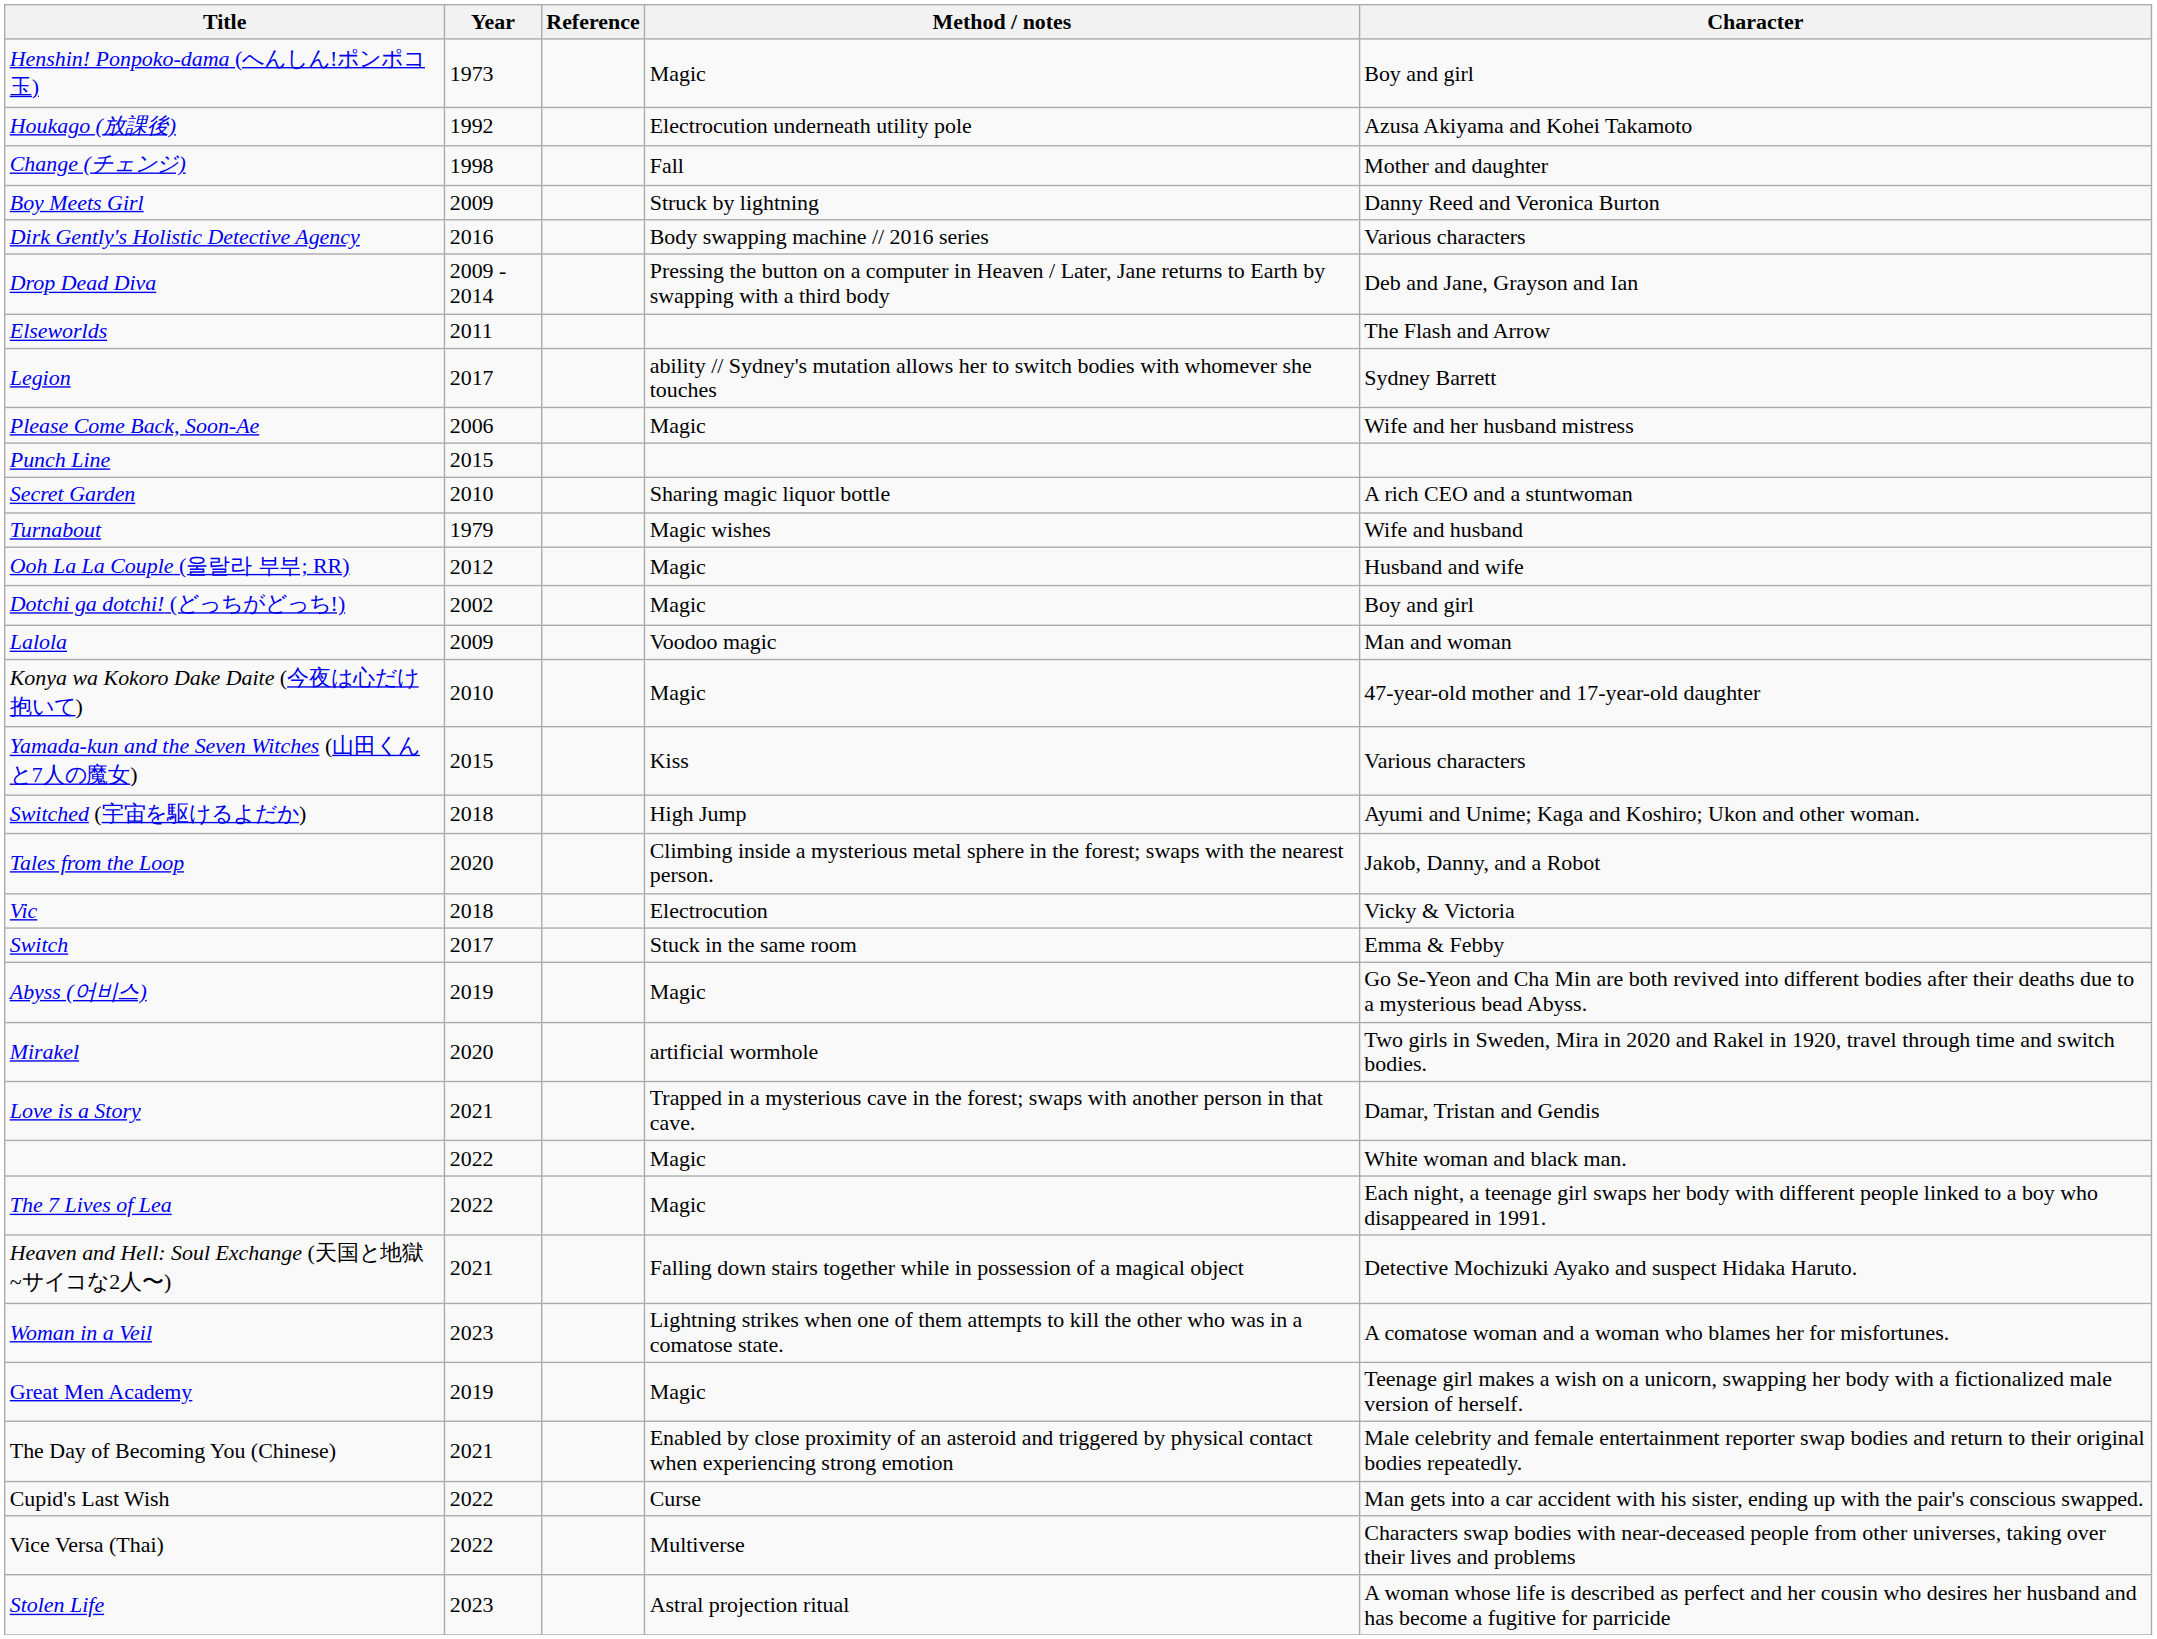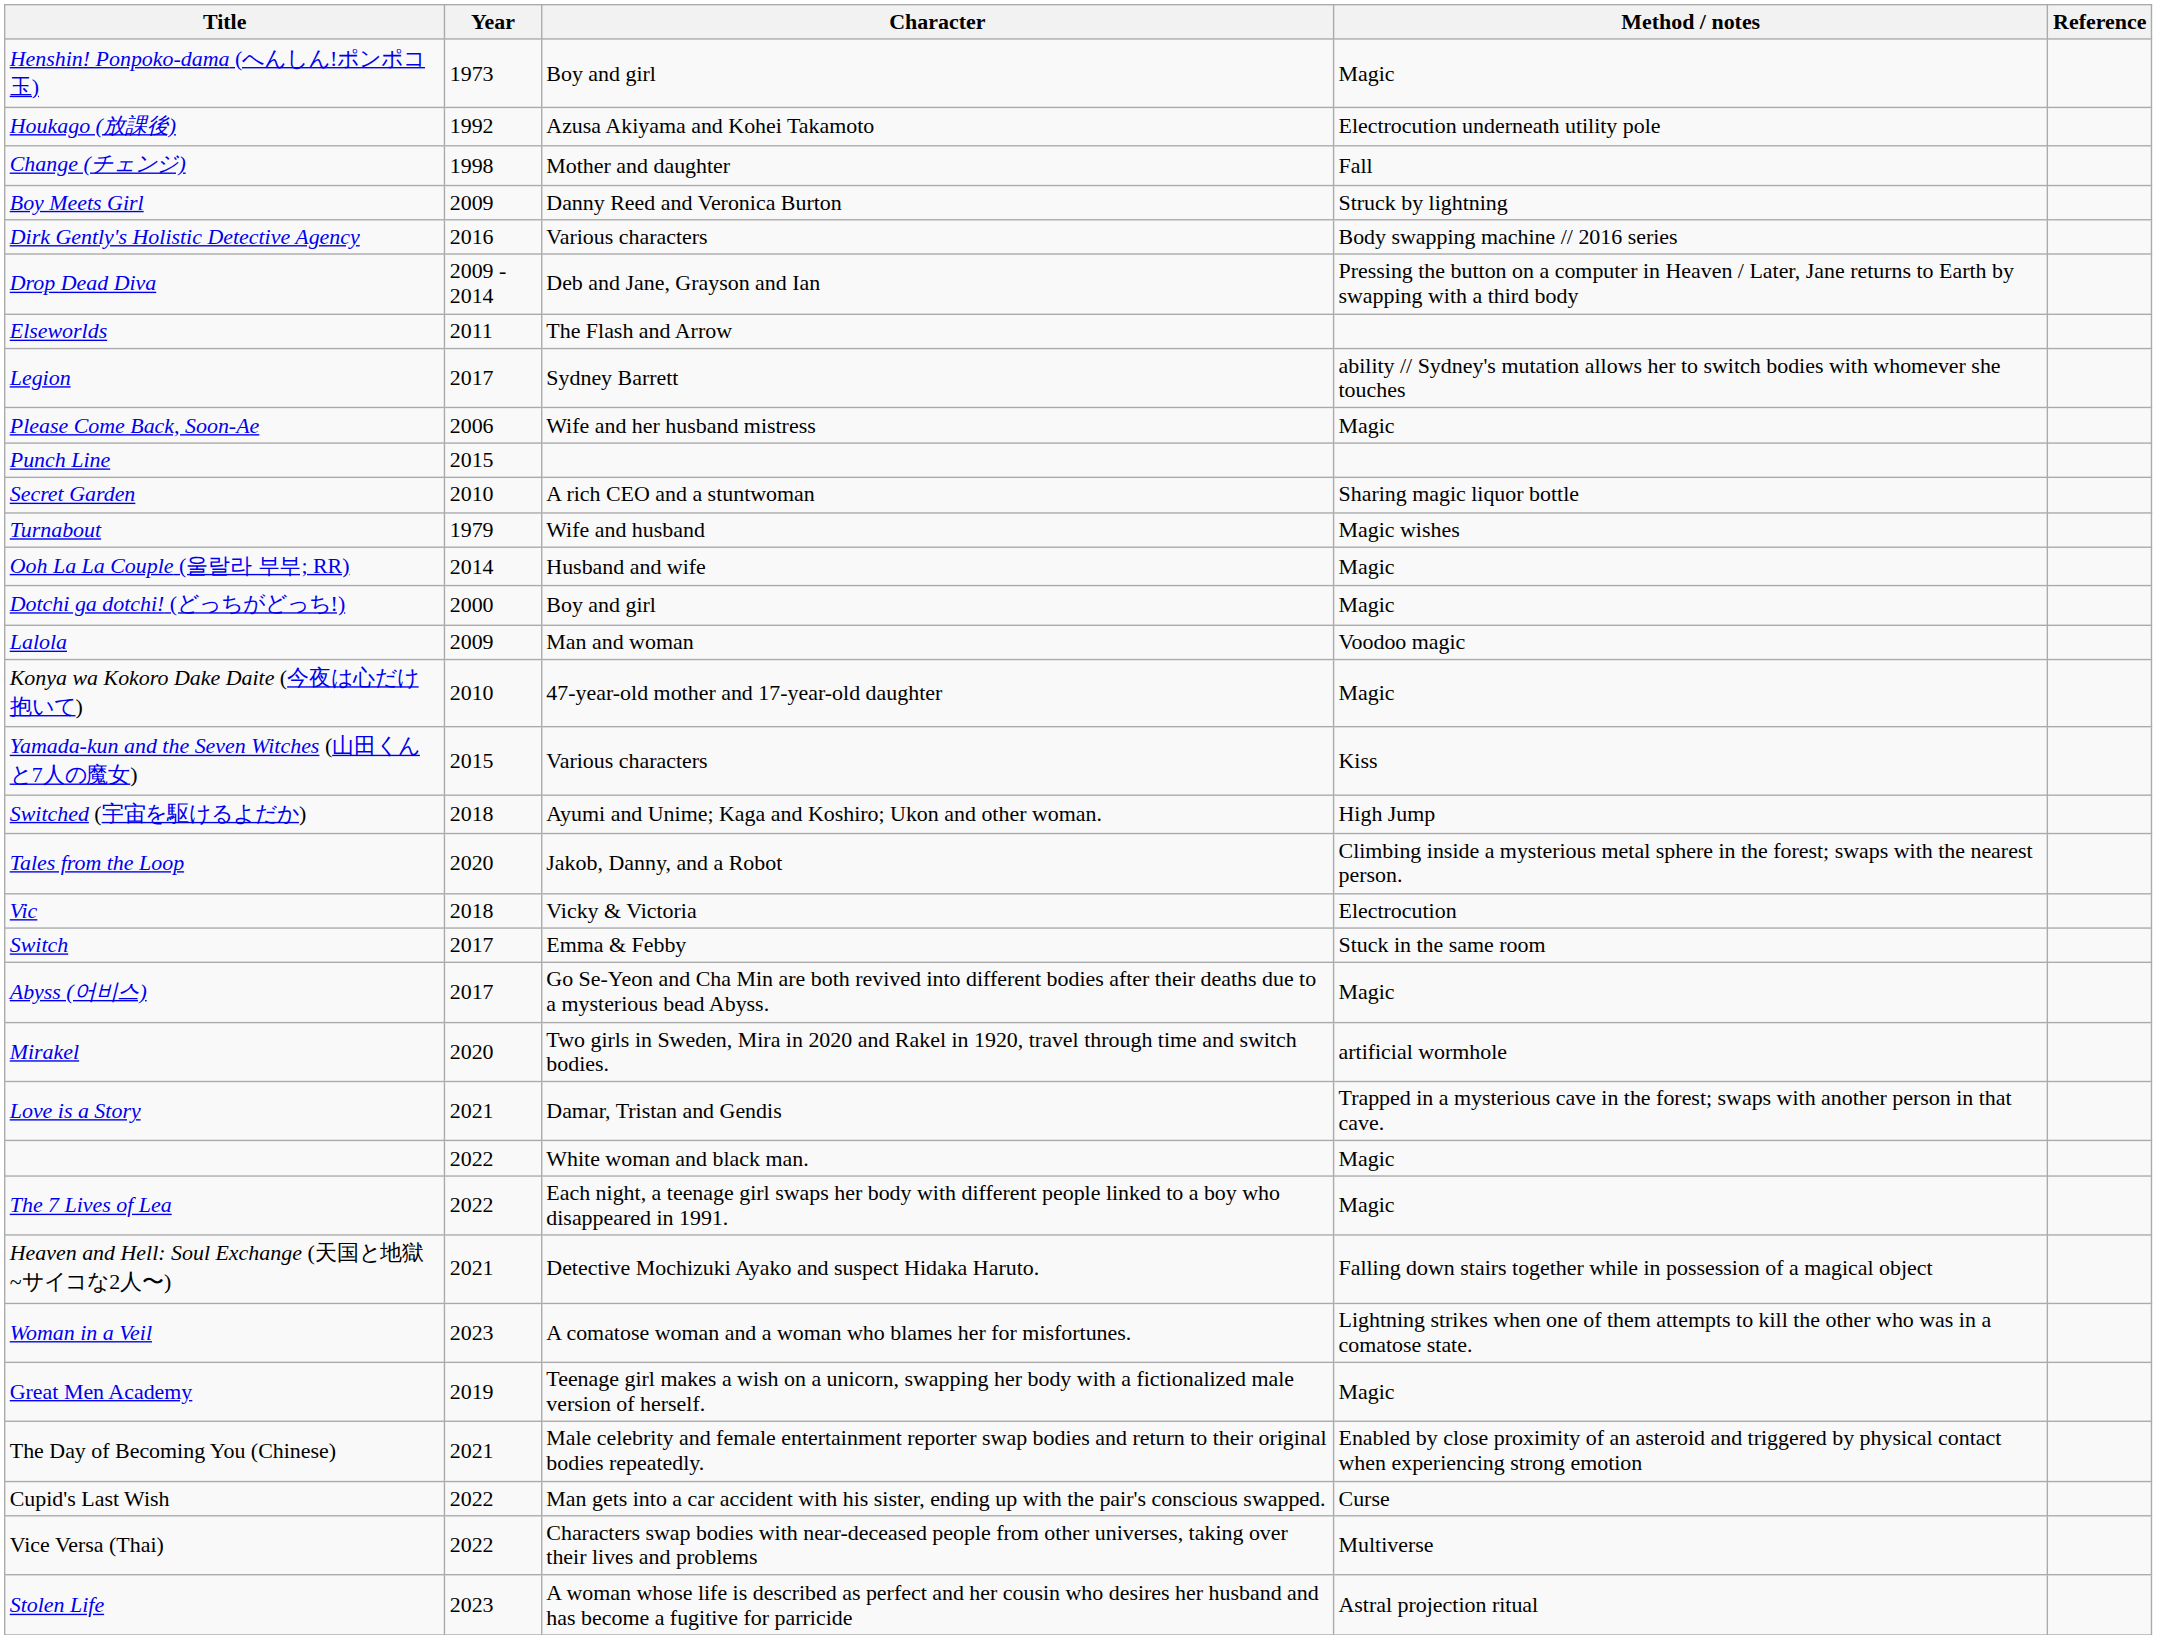columns swapped: (1755, 21) <-> (593, 21)
(472, 566) 2012 -> (472, 566) 2014
(472, 605) 2002 -> (472, 605) 2000
(472, 992) 2019 -> (472, 992) 2017
